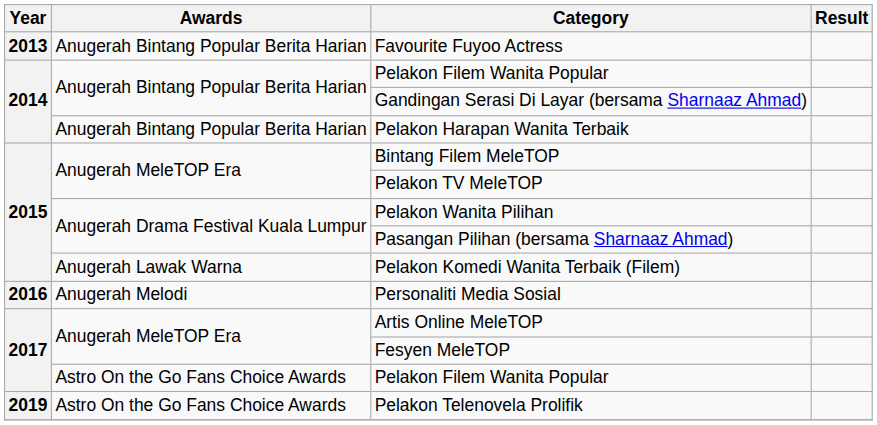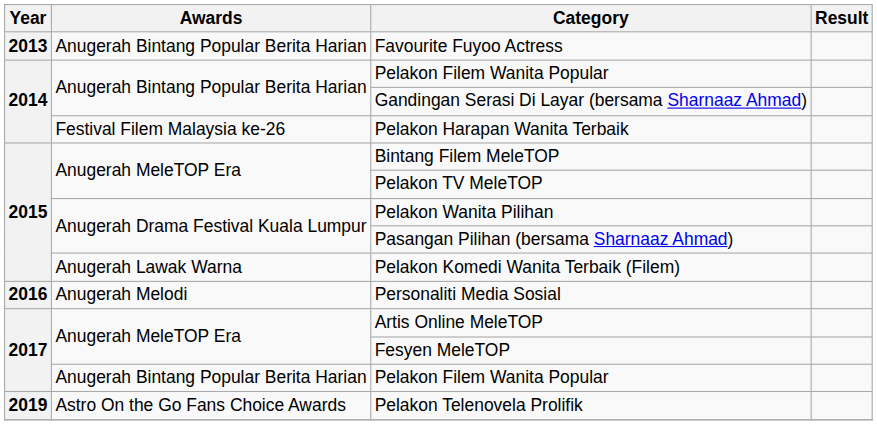(211, 128) Anugerah Bintang Popular Berita Harian -> (170, 128) Festival Filem Malaysia ke-26
(201, 377) Astro On the Go Fans Choice Awards -> (211, 377) Anugerah Bintang Popular Berita Harian
